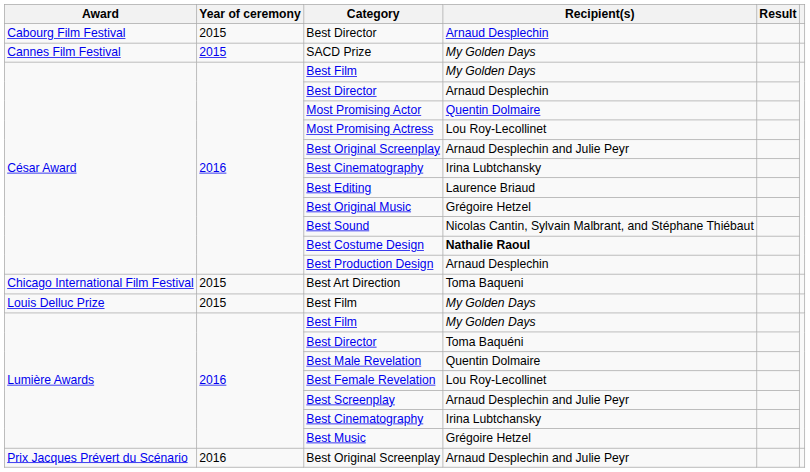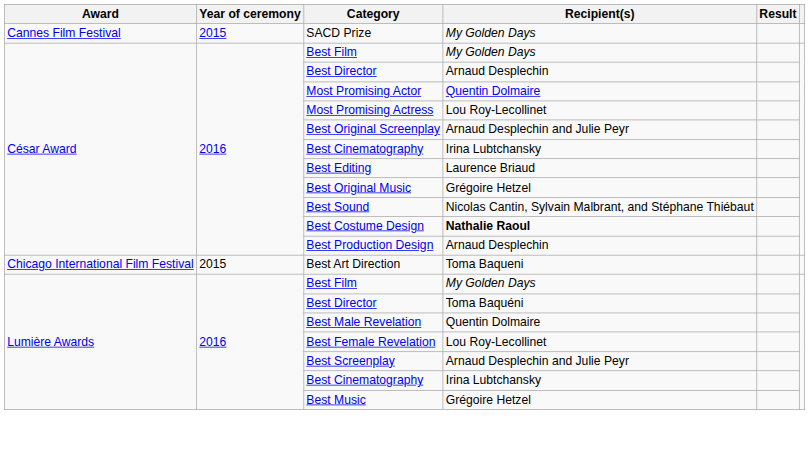- row: (66, 33)
- row: (56, 303)
- row: (97, 457)
